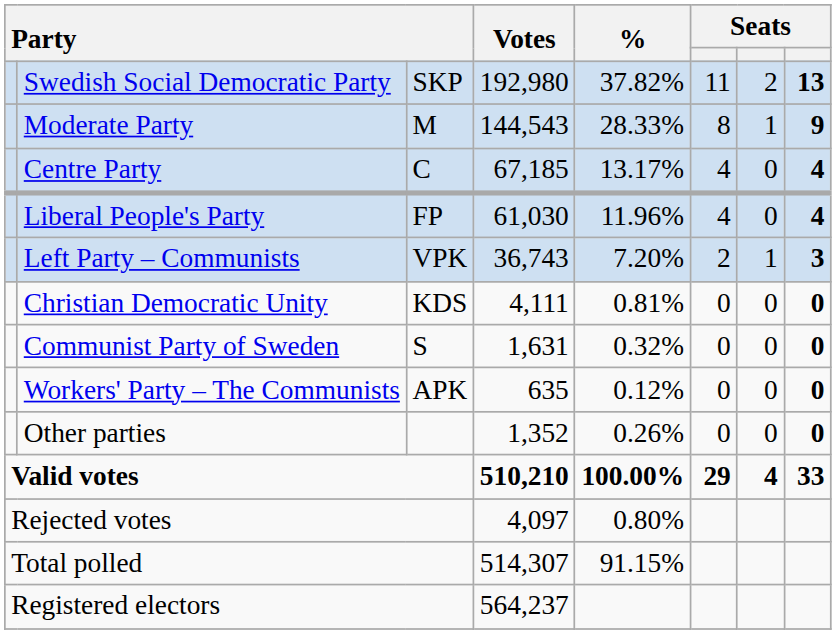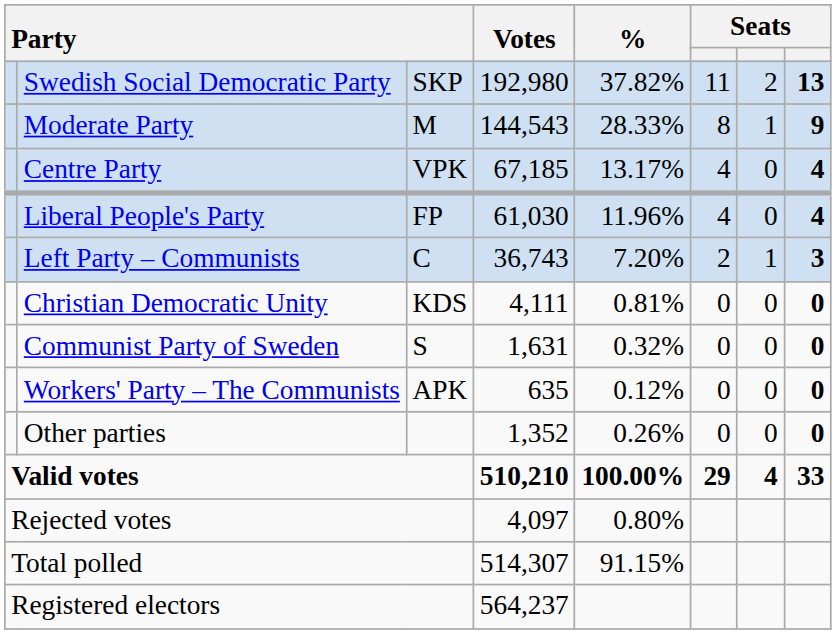(422, 168) C -> (440, 168) VPK
(440, 259) VPK -> (422, 259) C
